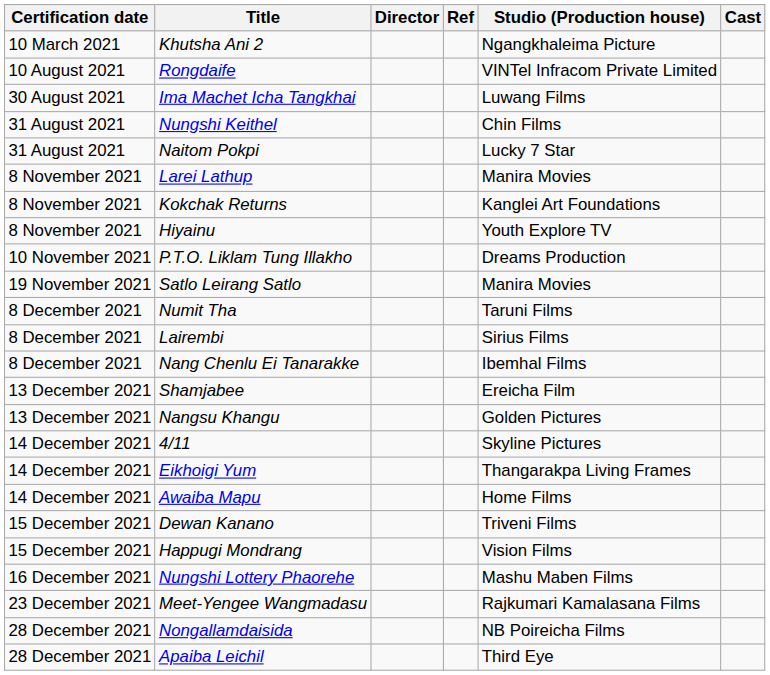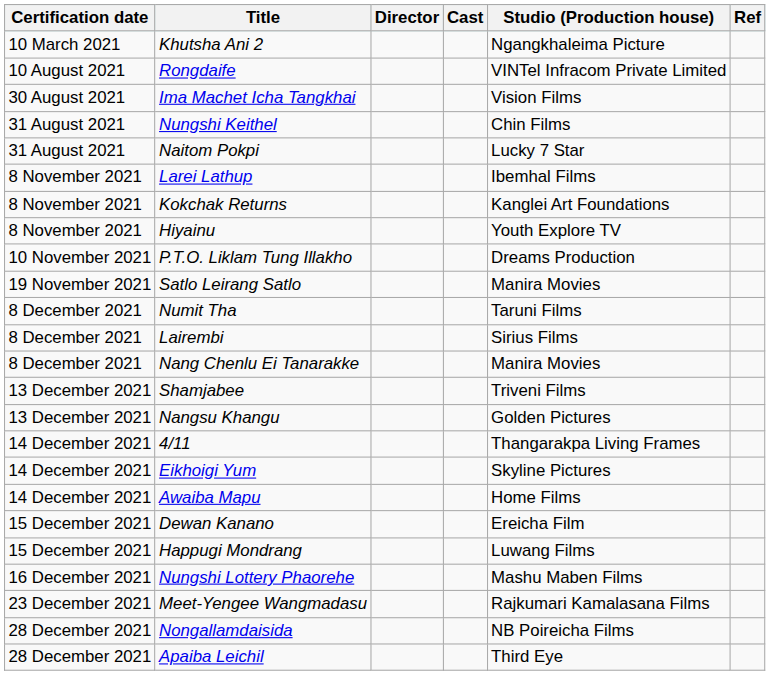columns swapped: (743, 17) <-> (460, 17)
(534, 97) Luwang Films -> (536, 97) Vision Films
(536, 177) Manira Movies -> (543, 177) Ibemhal Films
(534, 364) Ibemhal Films -> (546, 364) Manira Movies
(528, 390) Ereicha Film -> (538, 390) Triveni Films
(541, 444) Skyline Pictures -> (596, 444) Thangarakpa Living Frames
(586, 470) Thangarakpa Living Frames -> (551, 470) Skyline Pictures
(529, 524) Triveni Films -> (538, 524) Ereicha Film
(527, 550) Vision Films -> (543, 550) Luwang Films
